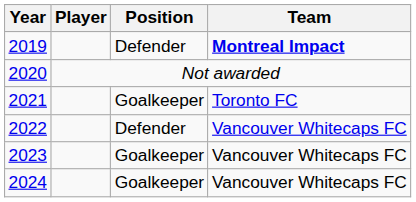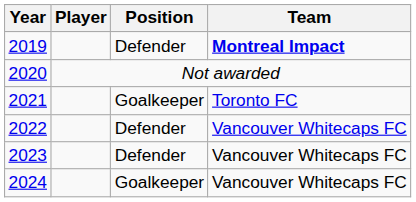(159, 155) Goalkeeper -> (150, 155) Defender
